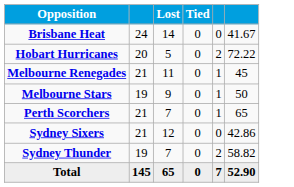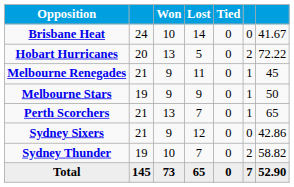+ column: (169, 14)
